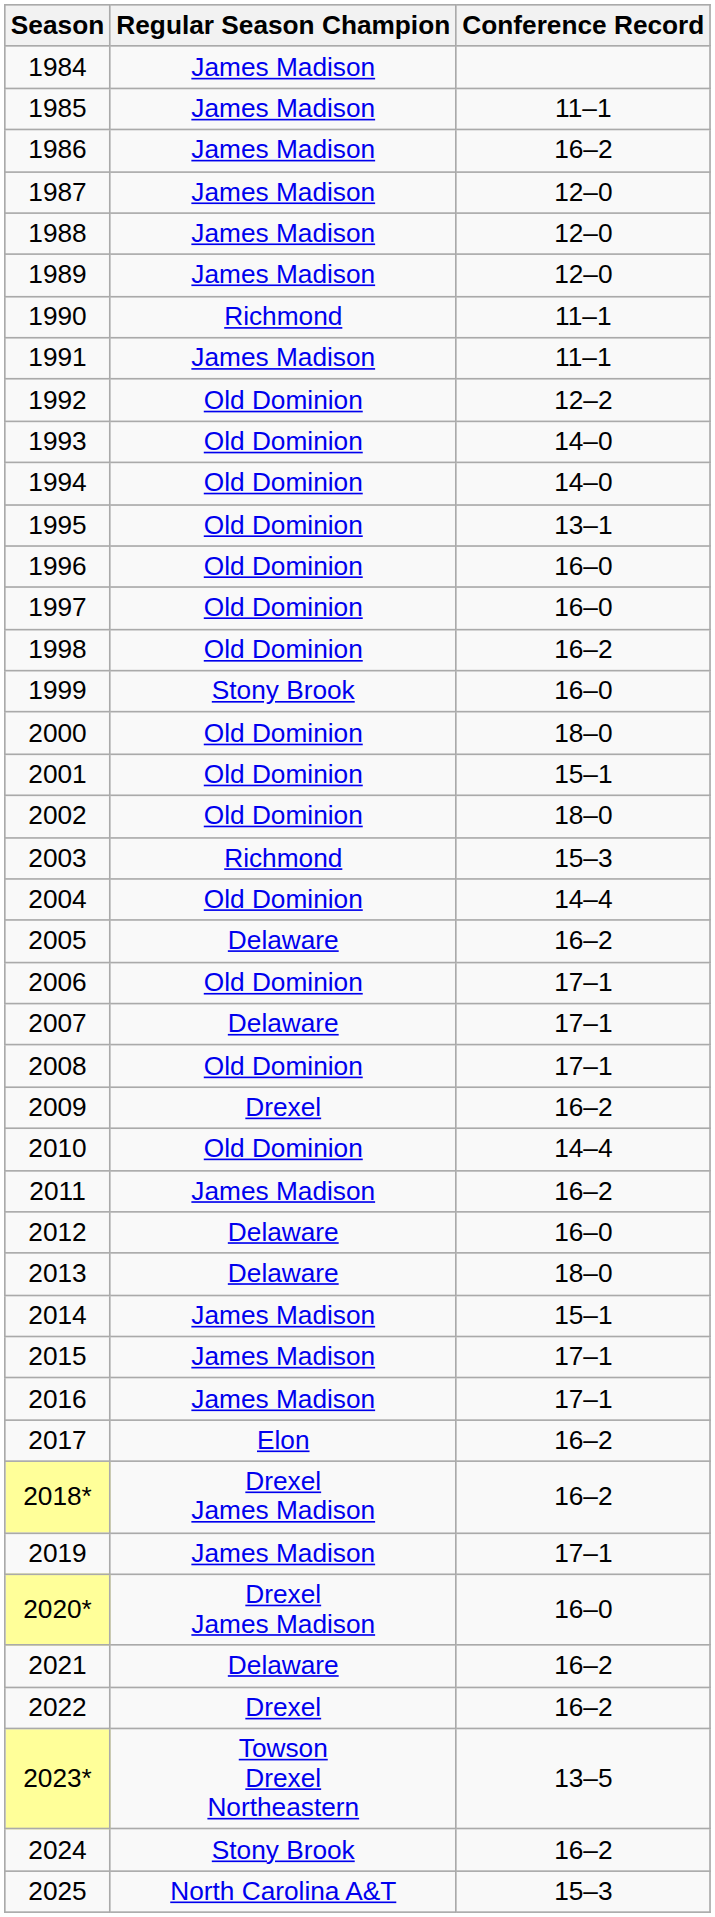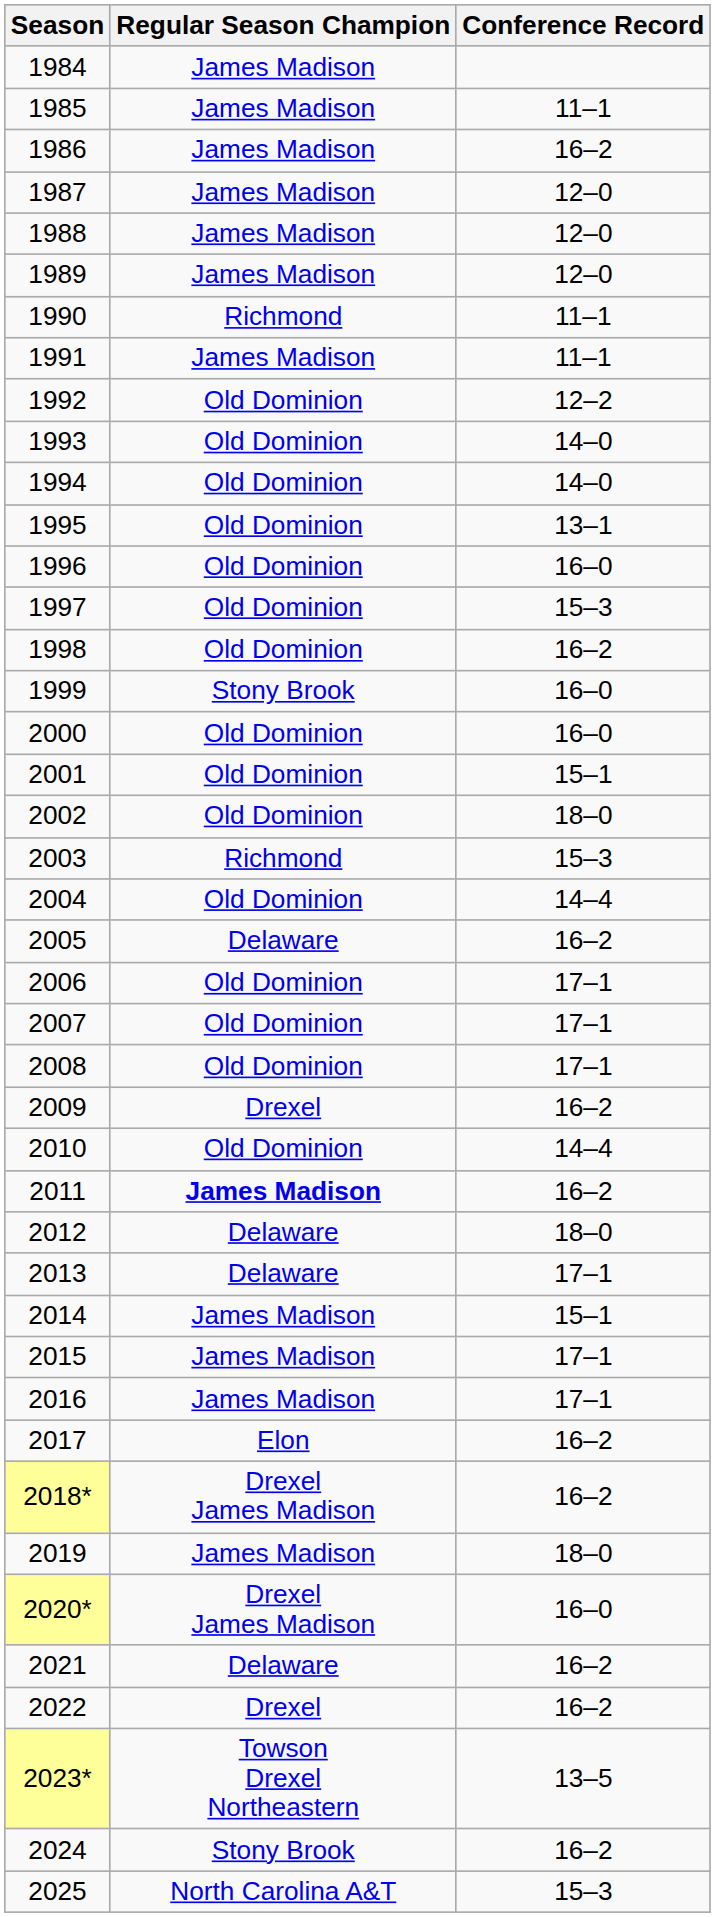(583, 607) 16–0 -> (583, 607) 15–3
(583, 732) 18–0 -> (583, 732) 16–0
(283, 1024) Delaware -> (283, 1024) Old Dominion
(283, 1190) normal -> (283, 1190) bold
(583, 1232) 16–0 -> (583, 1232) 18–0
(583, 1273) 18–0 -> (583, 1273) 17–1
(583, 1552) 17–1 -> (583, 1552) 18–0
